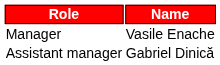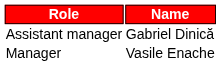rows swapped: (33, 34) <-> (64, 54)
